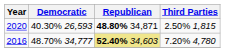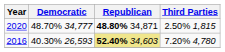(62, 26) 40.30% 26,593 -> (62, 26) 48.70% 34,777
(62, 41) 48.70% 34,777 -> (62, 41) 40.30% 26,593
